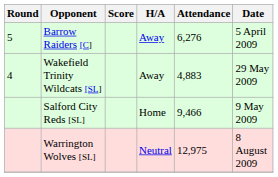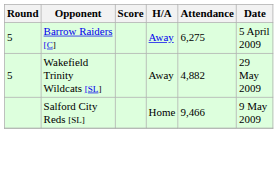(189, 38) 6,276 -> (193, 38) 6,275
(10, 75) 4 -> (10, 75) 5
(189, 75) 4,883 -> (193, 75) 4,882
- row: (70, 150)
